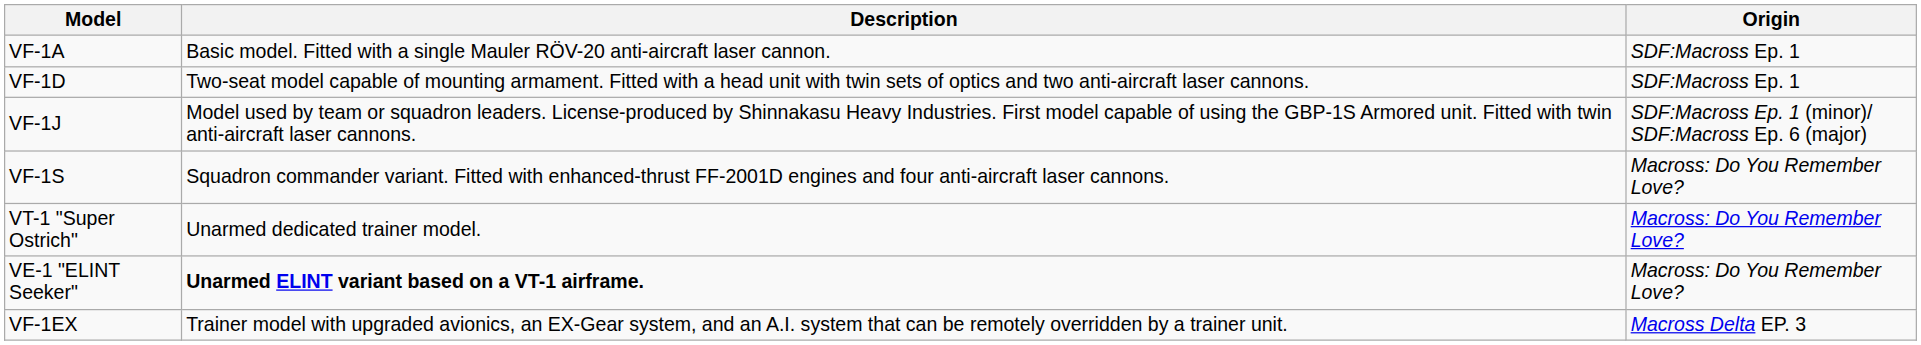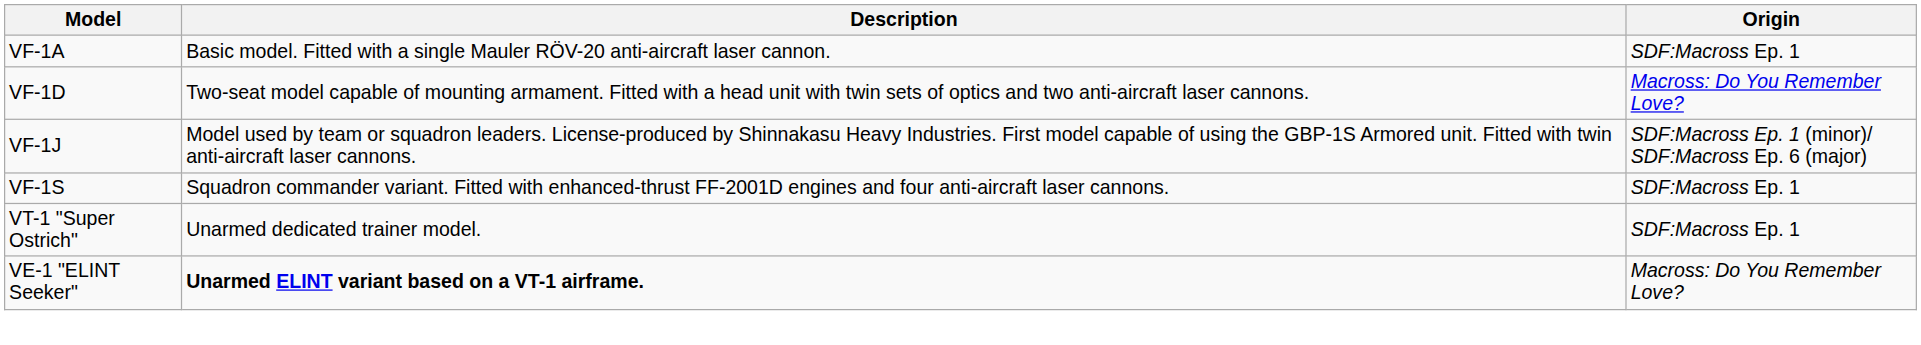(1715, 81) SDF:Macross Ep. 1 -> (1756, 92) Macross: Do You Remember Love?
(1756, 176) Macross: Do You Remember Love? -> (1715, 187) SDF:Macross Ep. 1
(1756, 229) Macross: Do You Remember Love? -> (1715, 229) SDF:Macross Ep. 1
- row: (43, 324)
